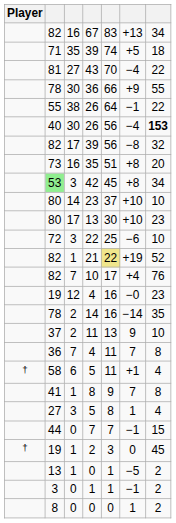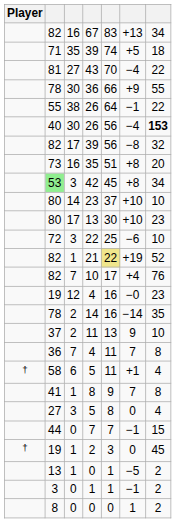(133, 411) 1 -> (133, 411) 0
